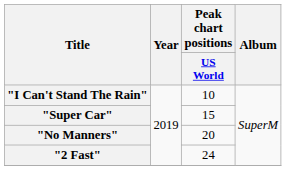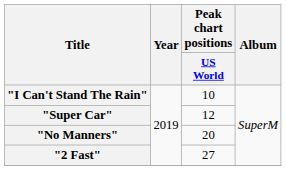(208, 115) 15 -> (208, 115) 12
(208, 155) 24 -> (208, 155) 27
